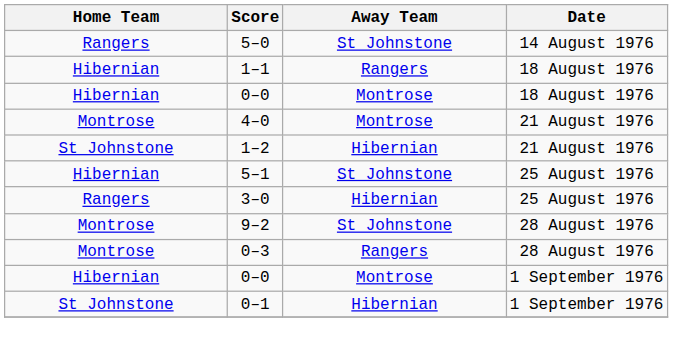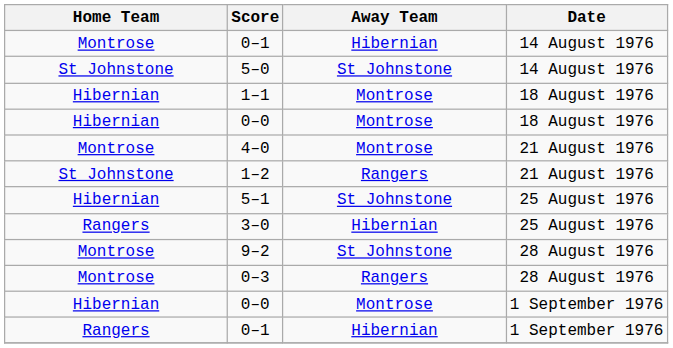+ row: (255, 44)
(116, 44) Rangers -> (116, 70) St Johnstone
(394, 70) Rangers -> (394, 96) Montrose
(395, 148) Hibernian -> (394, 174) Rangers
(116, 304) St Johnstone -> (116, 330) Rangers
